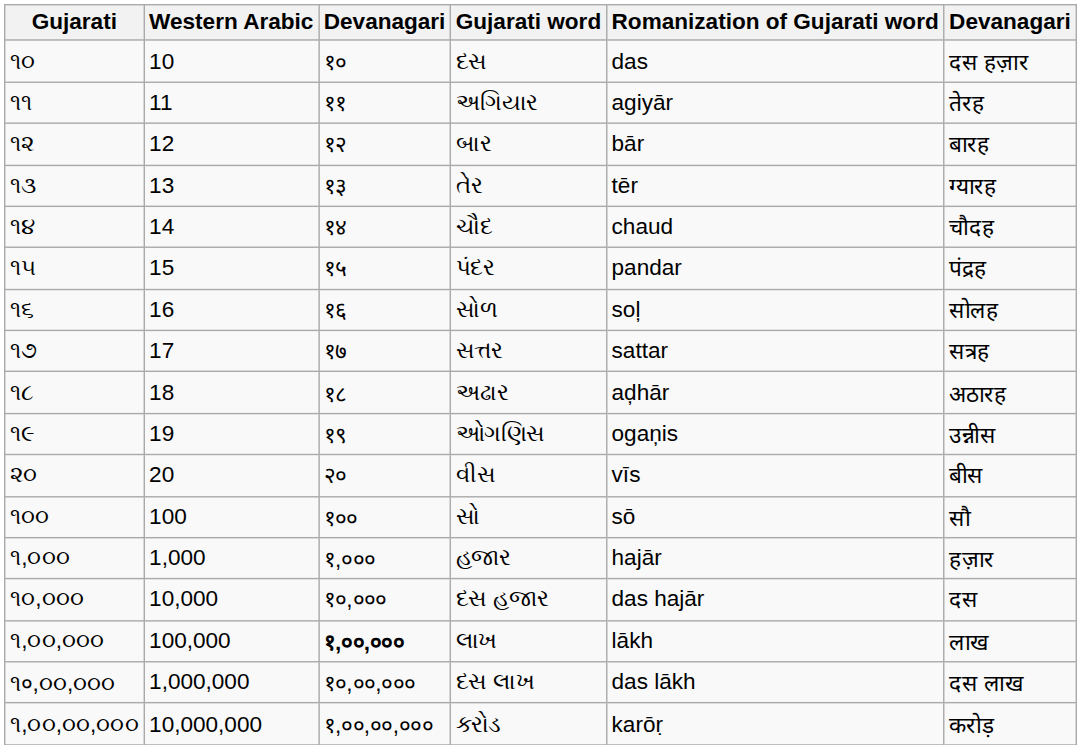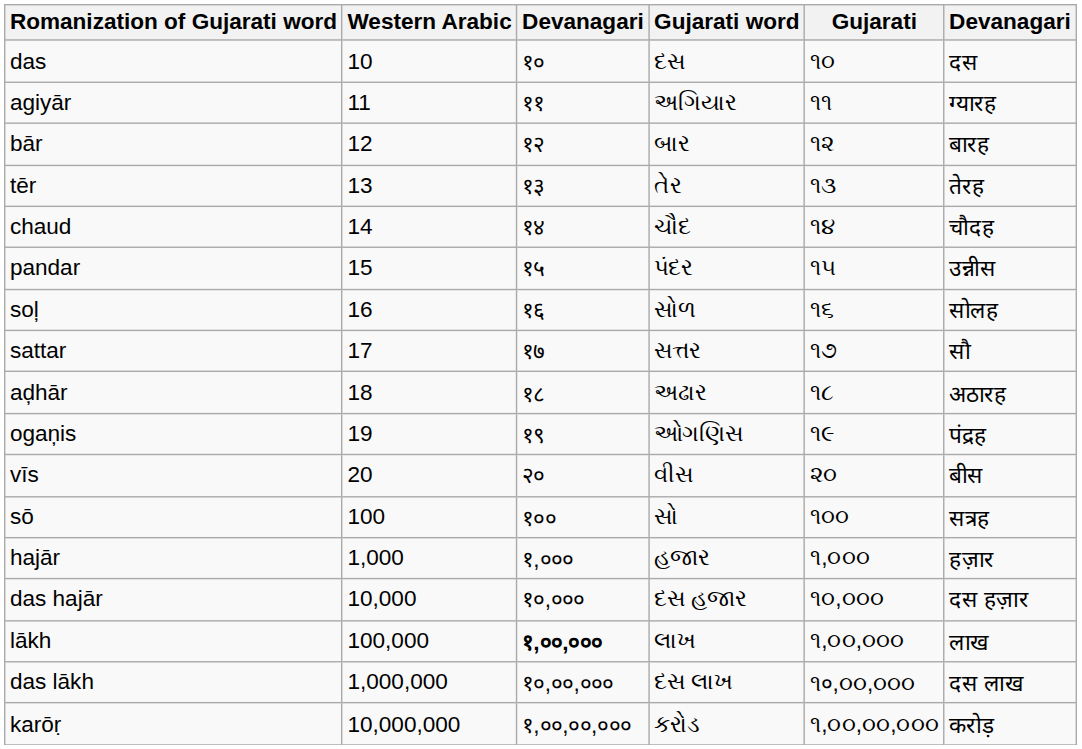columns swapped: (74, 22) <-> (775, 22)
(989, 62) दस हज़ार -> (963, 62) दस
(967, 103) तेरह -> (973, 103) ग्यारह
(973, 186) ग्यारह -> (967, 186) तेरह
(968, 269) पंद्रह -> (972, 269) उन्नीस
(970, 352) सत्रह -> (960, 352) सौ
(972, 435) उन्नीस -> (968, 435) पंद्रह
(960, 518) सौ -> (970, 518) सत्रह
(963, 600) दस -> (989, 600) दस हज़ार
